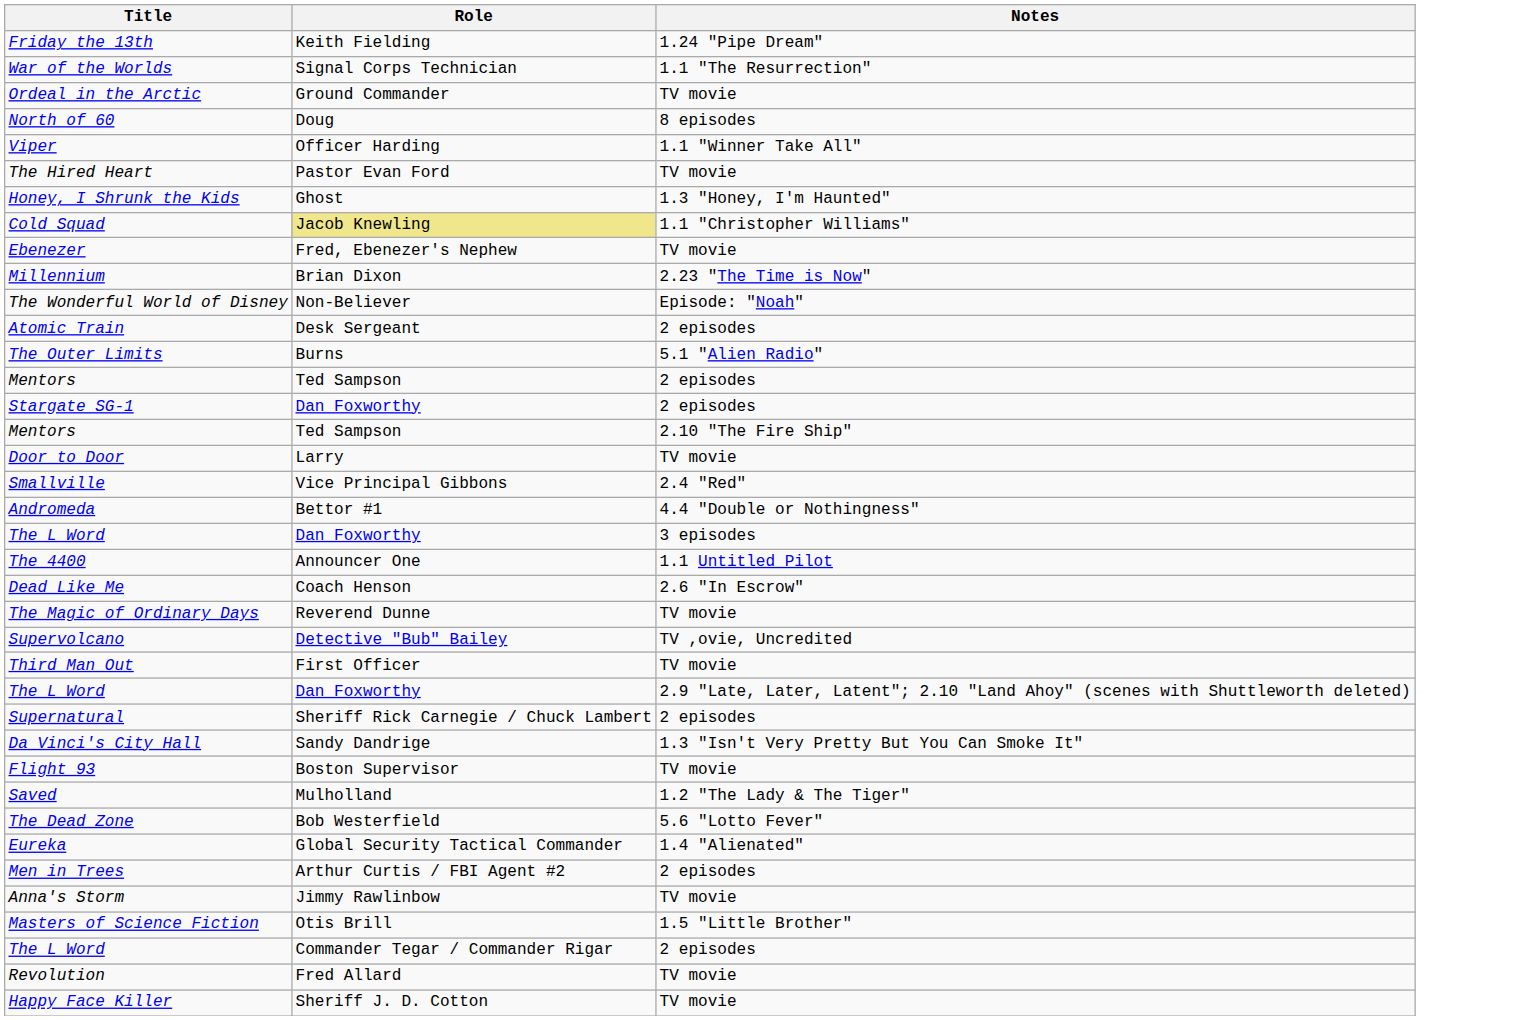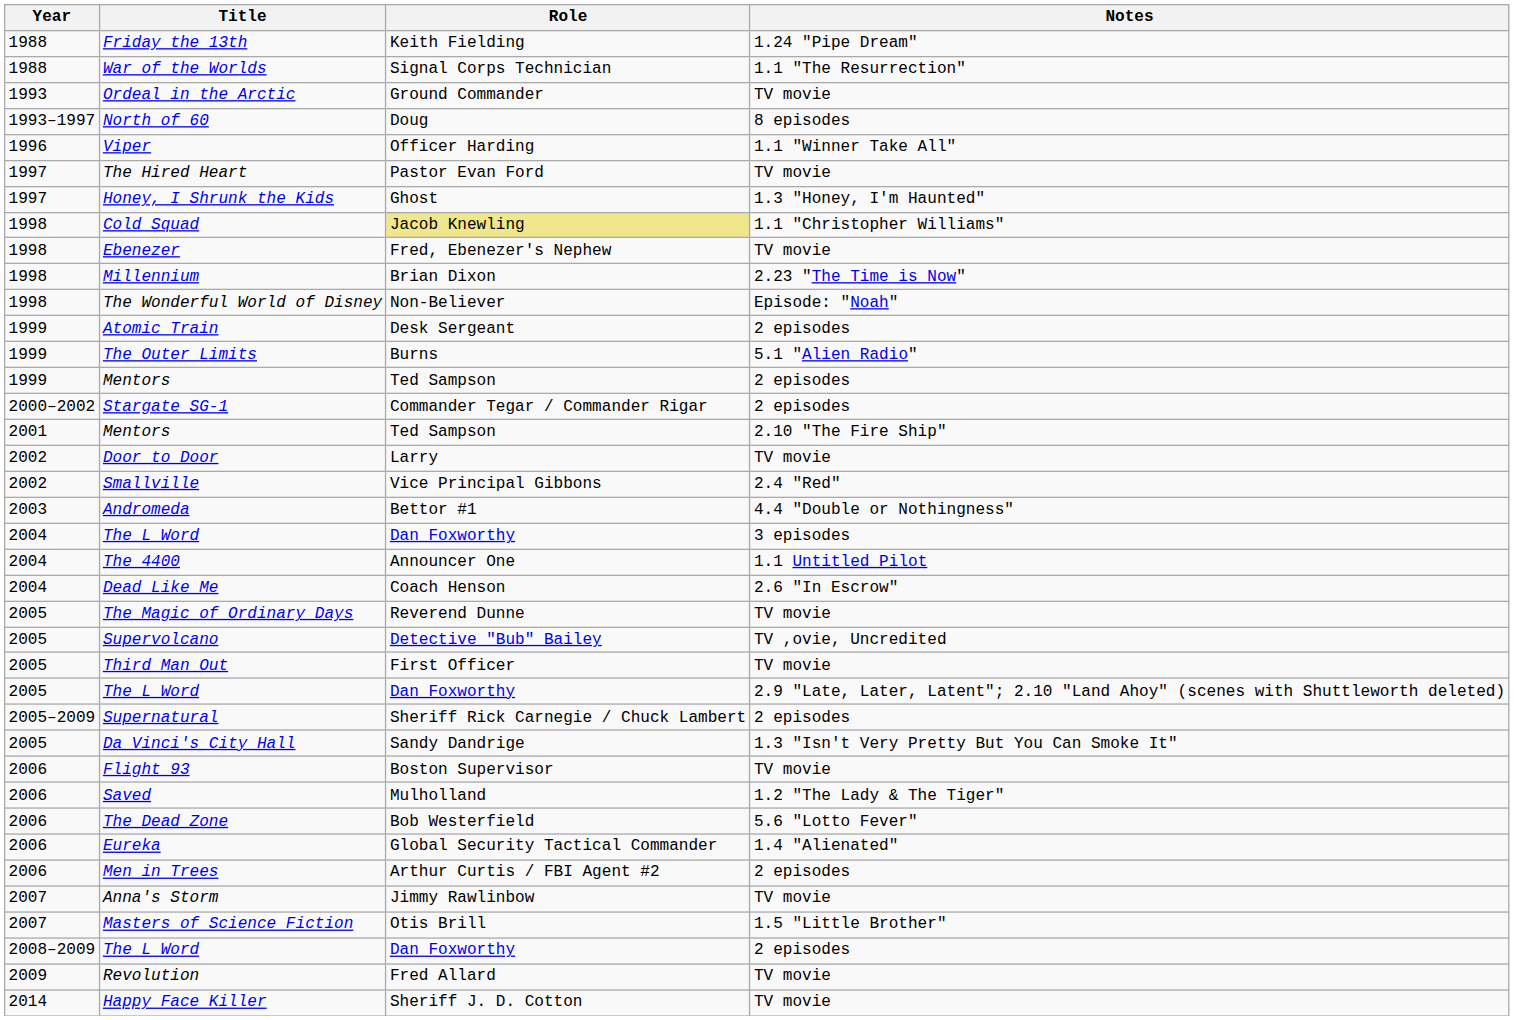+ column: (52, 18)
(358, 407) Dan Foxworthy -> (549, 407) Commander Tegar / Commander Rigar
(454, 951) Commander Tegar / Commander Rigar -> (452, 951) Dan Foxworthy
